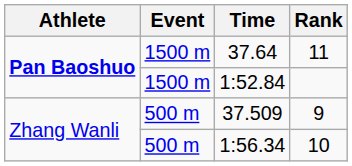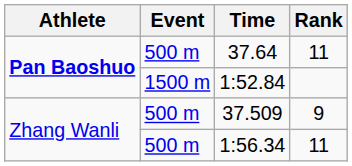(177, 52) 1500 m -> (172, 52) 500 m
(319, 145) 10 -> (319, 145) 11
